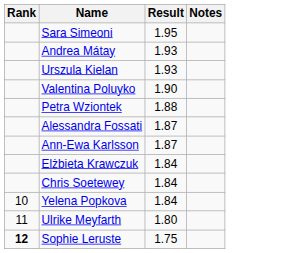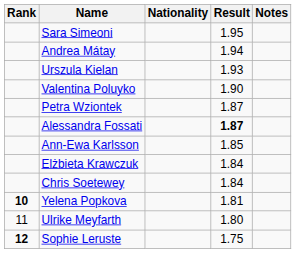+ column: (178, 13)
(166, 51) 1.93 -> (232, 51) 1.94
(166, 107) 1.88 -> (232, 107) 1.87
(166, 126) normal -> (232, 126) bold
(166, 145) 1.87 -> (232, 145) 1.85
(22, 201) normal -> (22, 201) bold
(166, 201) 1.84 -> (232, 201) 1.81
